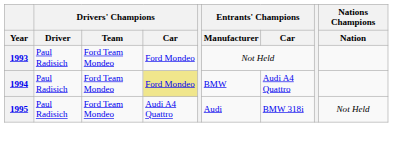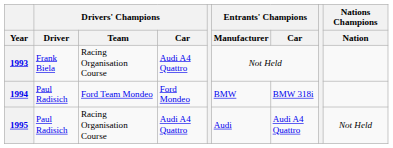(52, 58) Paul Radisich -> (46, 63) Frank Biela
(103, 58) Ford Team Mondeo -> (104, 63) Racing Organisation Course
(170, 58) Ford Mondeo -> (175, 63) Audi A4 Quattro
(170, 84) khaki background -> (175, 94) no background
(278, 84) Audi A4 Quattro -> (293, 94) BMW 318i
(103, 109) Ford Team Mondeo -> (104, 125) Racing Organisation Course
(283, 109) BMW 318i -> (288, 125) Audi A4 Quattro
